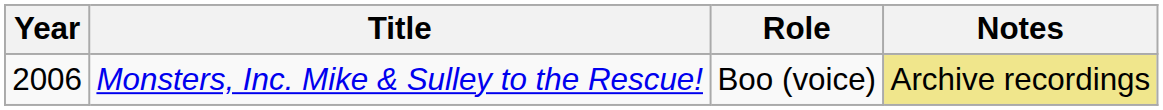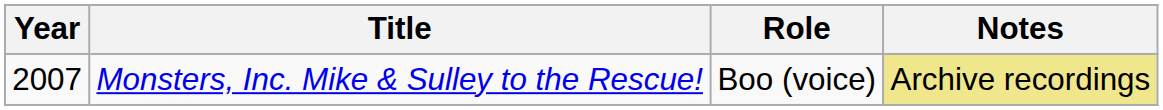(47, 79) 2006 -> (47, 79) 2007
